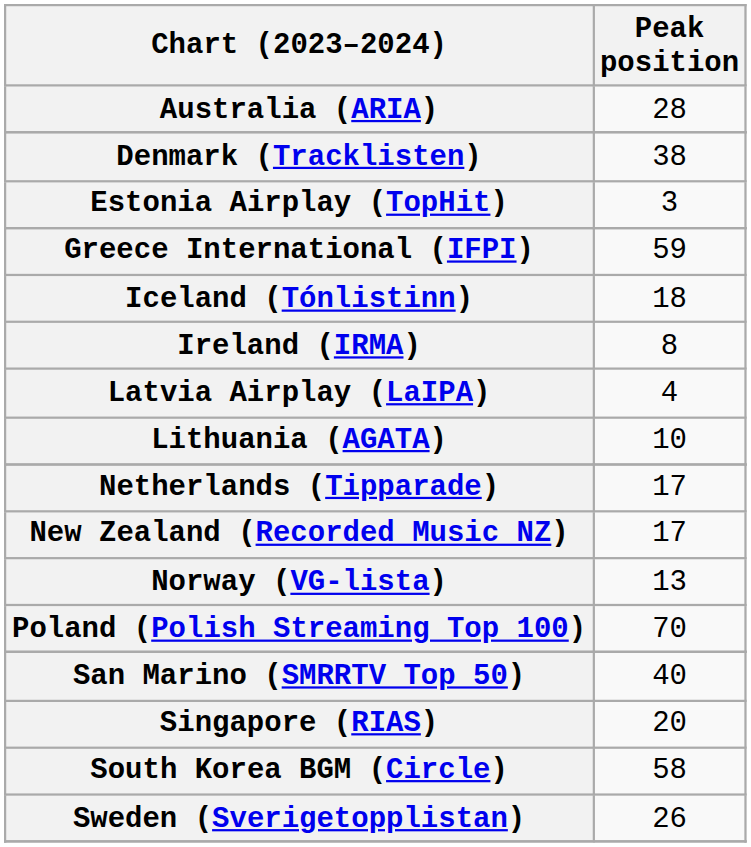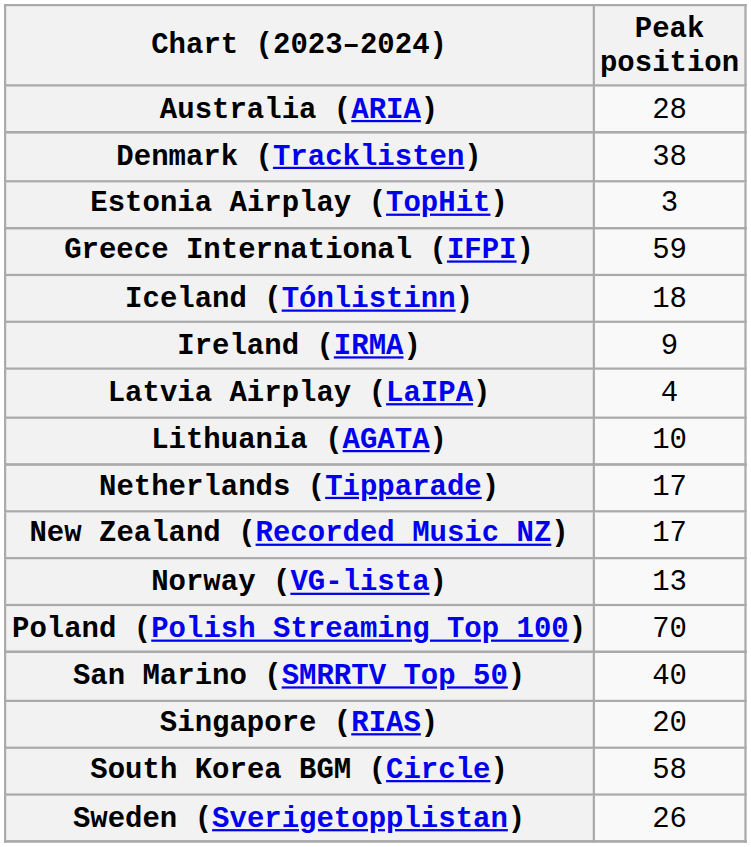(670, 346) 8 -> (670, 346) 9
